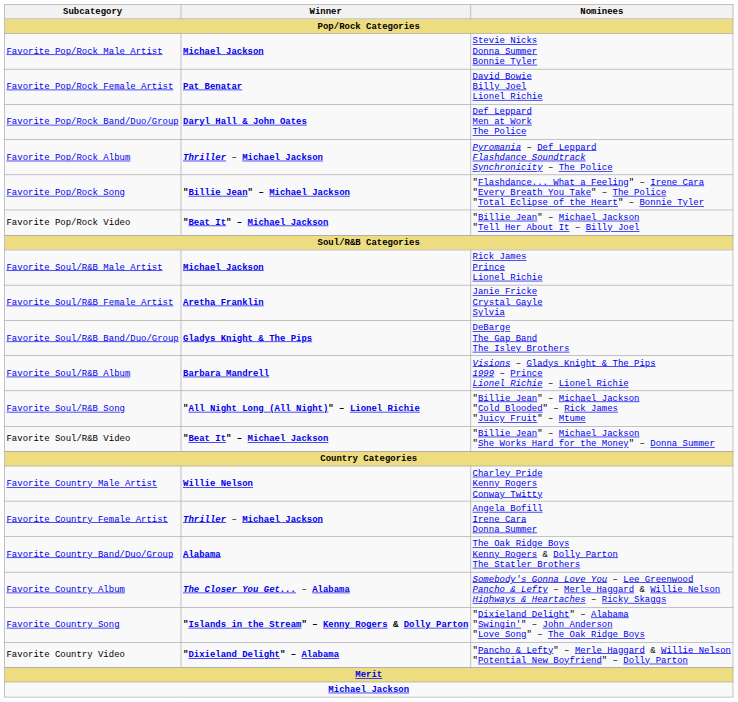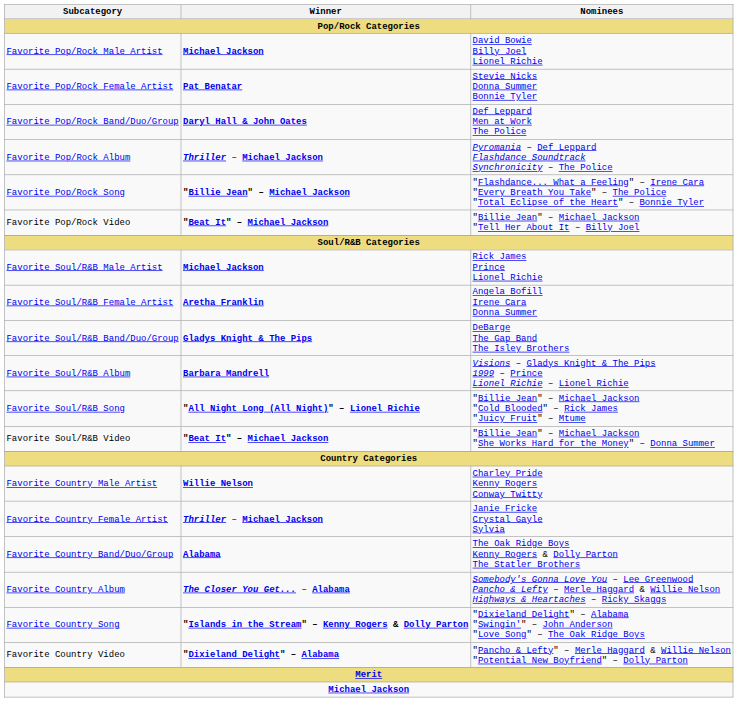(505, 51) Stevie Nicks Donna Summer Bonnie Tyler -> (508, 51) David Bowie Billy Joel Lionel Richie
(508, 87) David Bowie Billy Joel Lionel Richie -> (505, 87) Stevie Nicks Donna Summer Bonnie Tyler
(508, 303) Janie Fricke Crystal Gayle Sylvia -> (508, 303) Angela Bofill Irene Cara Donna Summer
(508, 519) Angela Bofill Irene Cara Donna Summer -> (508, 519) Janie Fricke Crystal Gayle Sylvia
